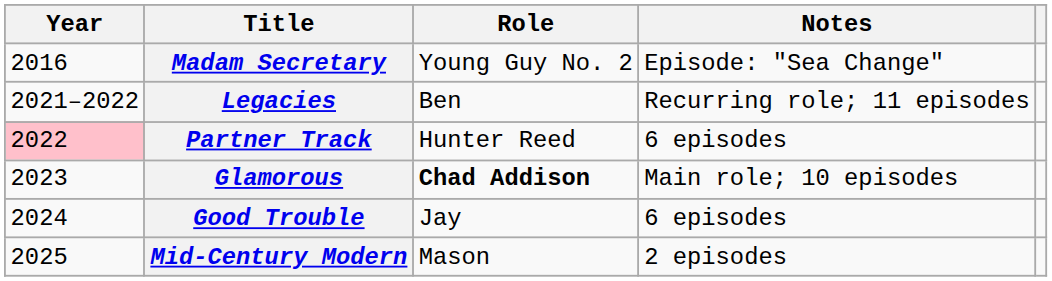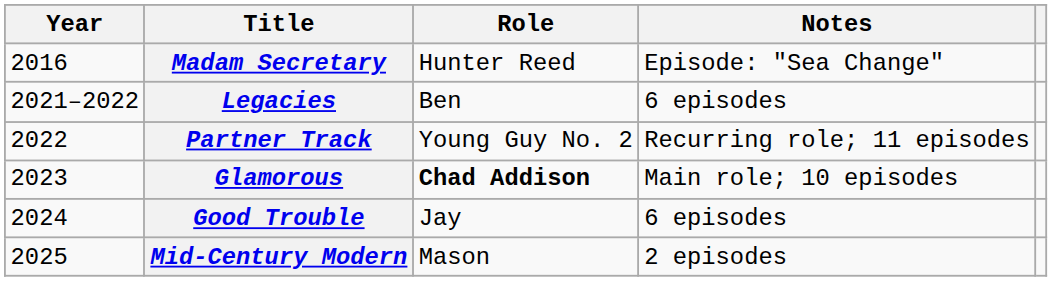(526, 63) Young Guy No. 2 -> (497, 63) Hunter Reed
(837, 102) Recurring role; 11 episodes -> (716, 102) 6 episodes
(39, 141) pink background -> (39, 141) no background
(497, 141) Hunter Reed -> (526, 141) Young Guy No. 2
(716, 141) 6 episodes -> (837, 141) Recurring role; 11 episodes
